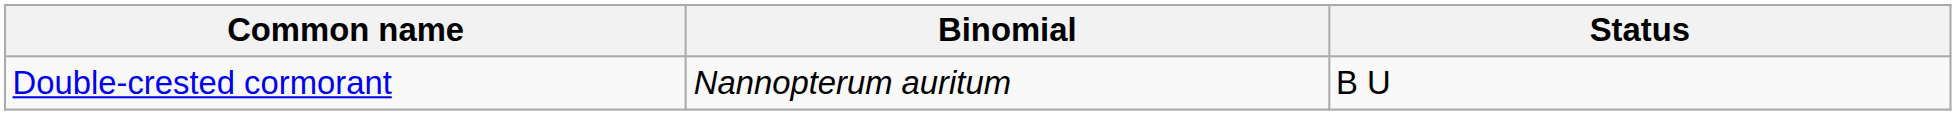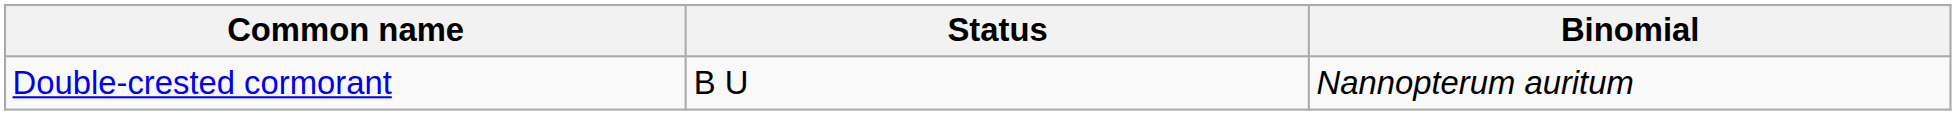columns swapped: (1007, 30) <-> (1640, 30)
